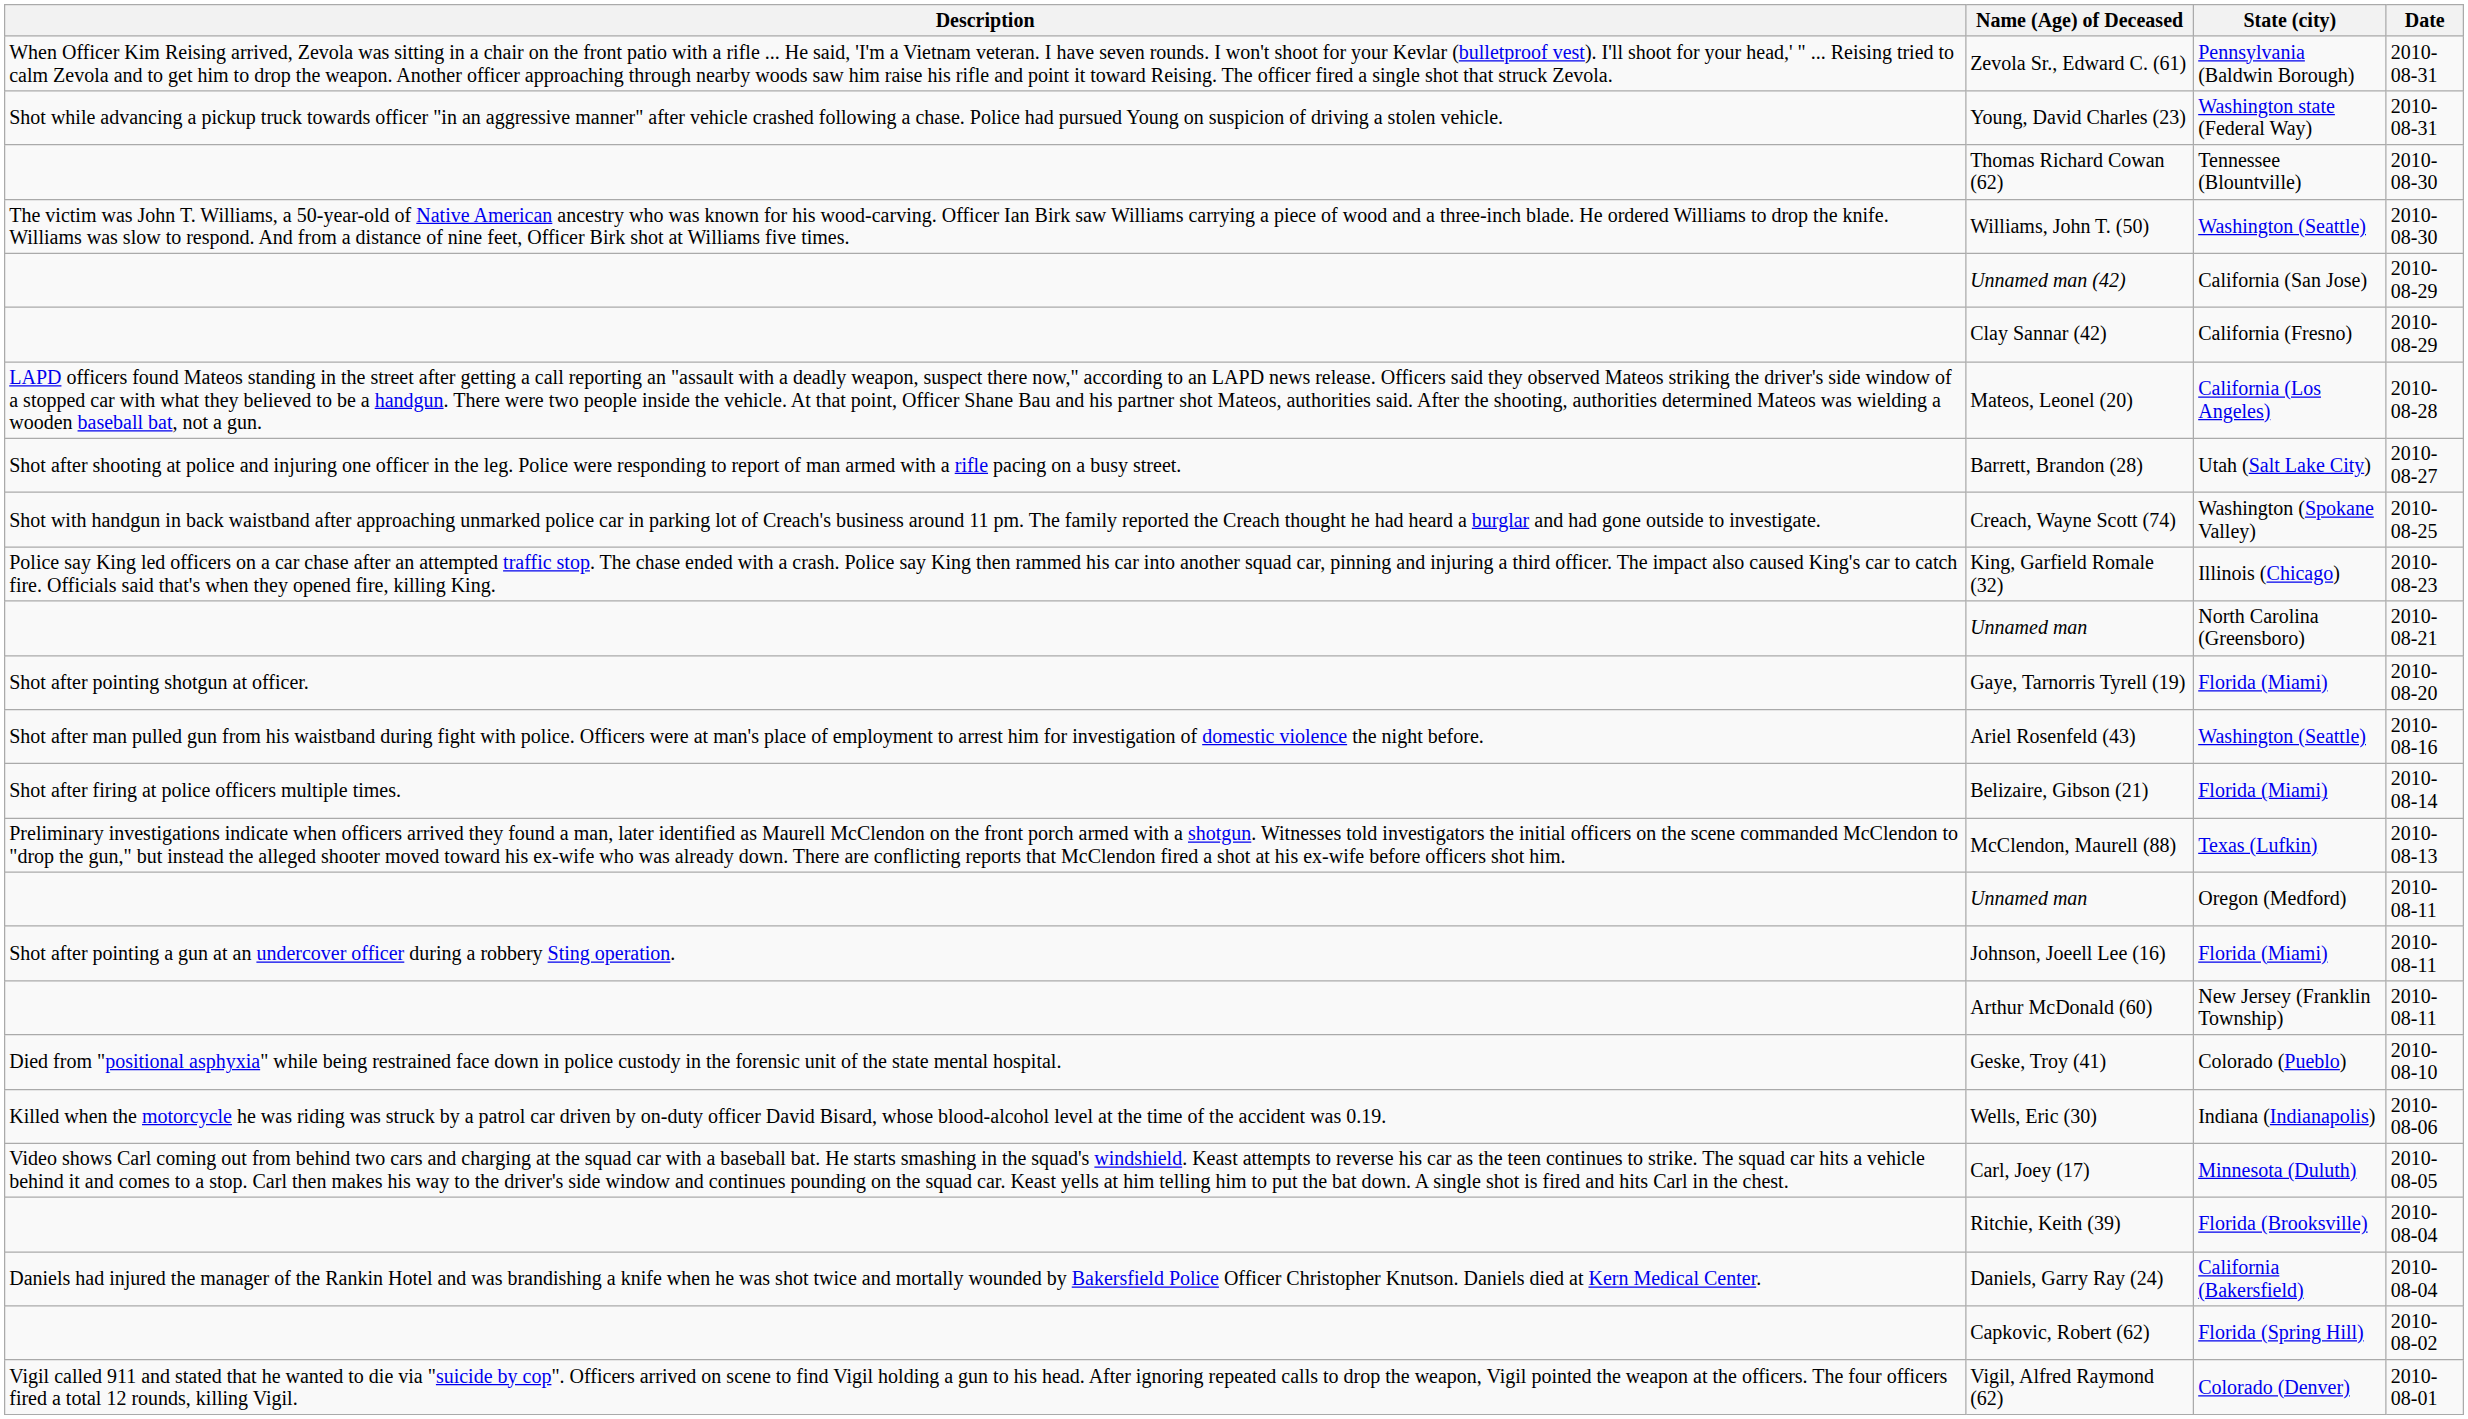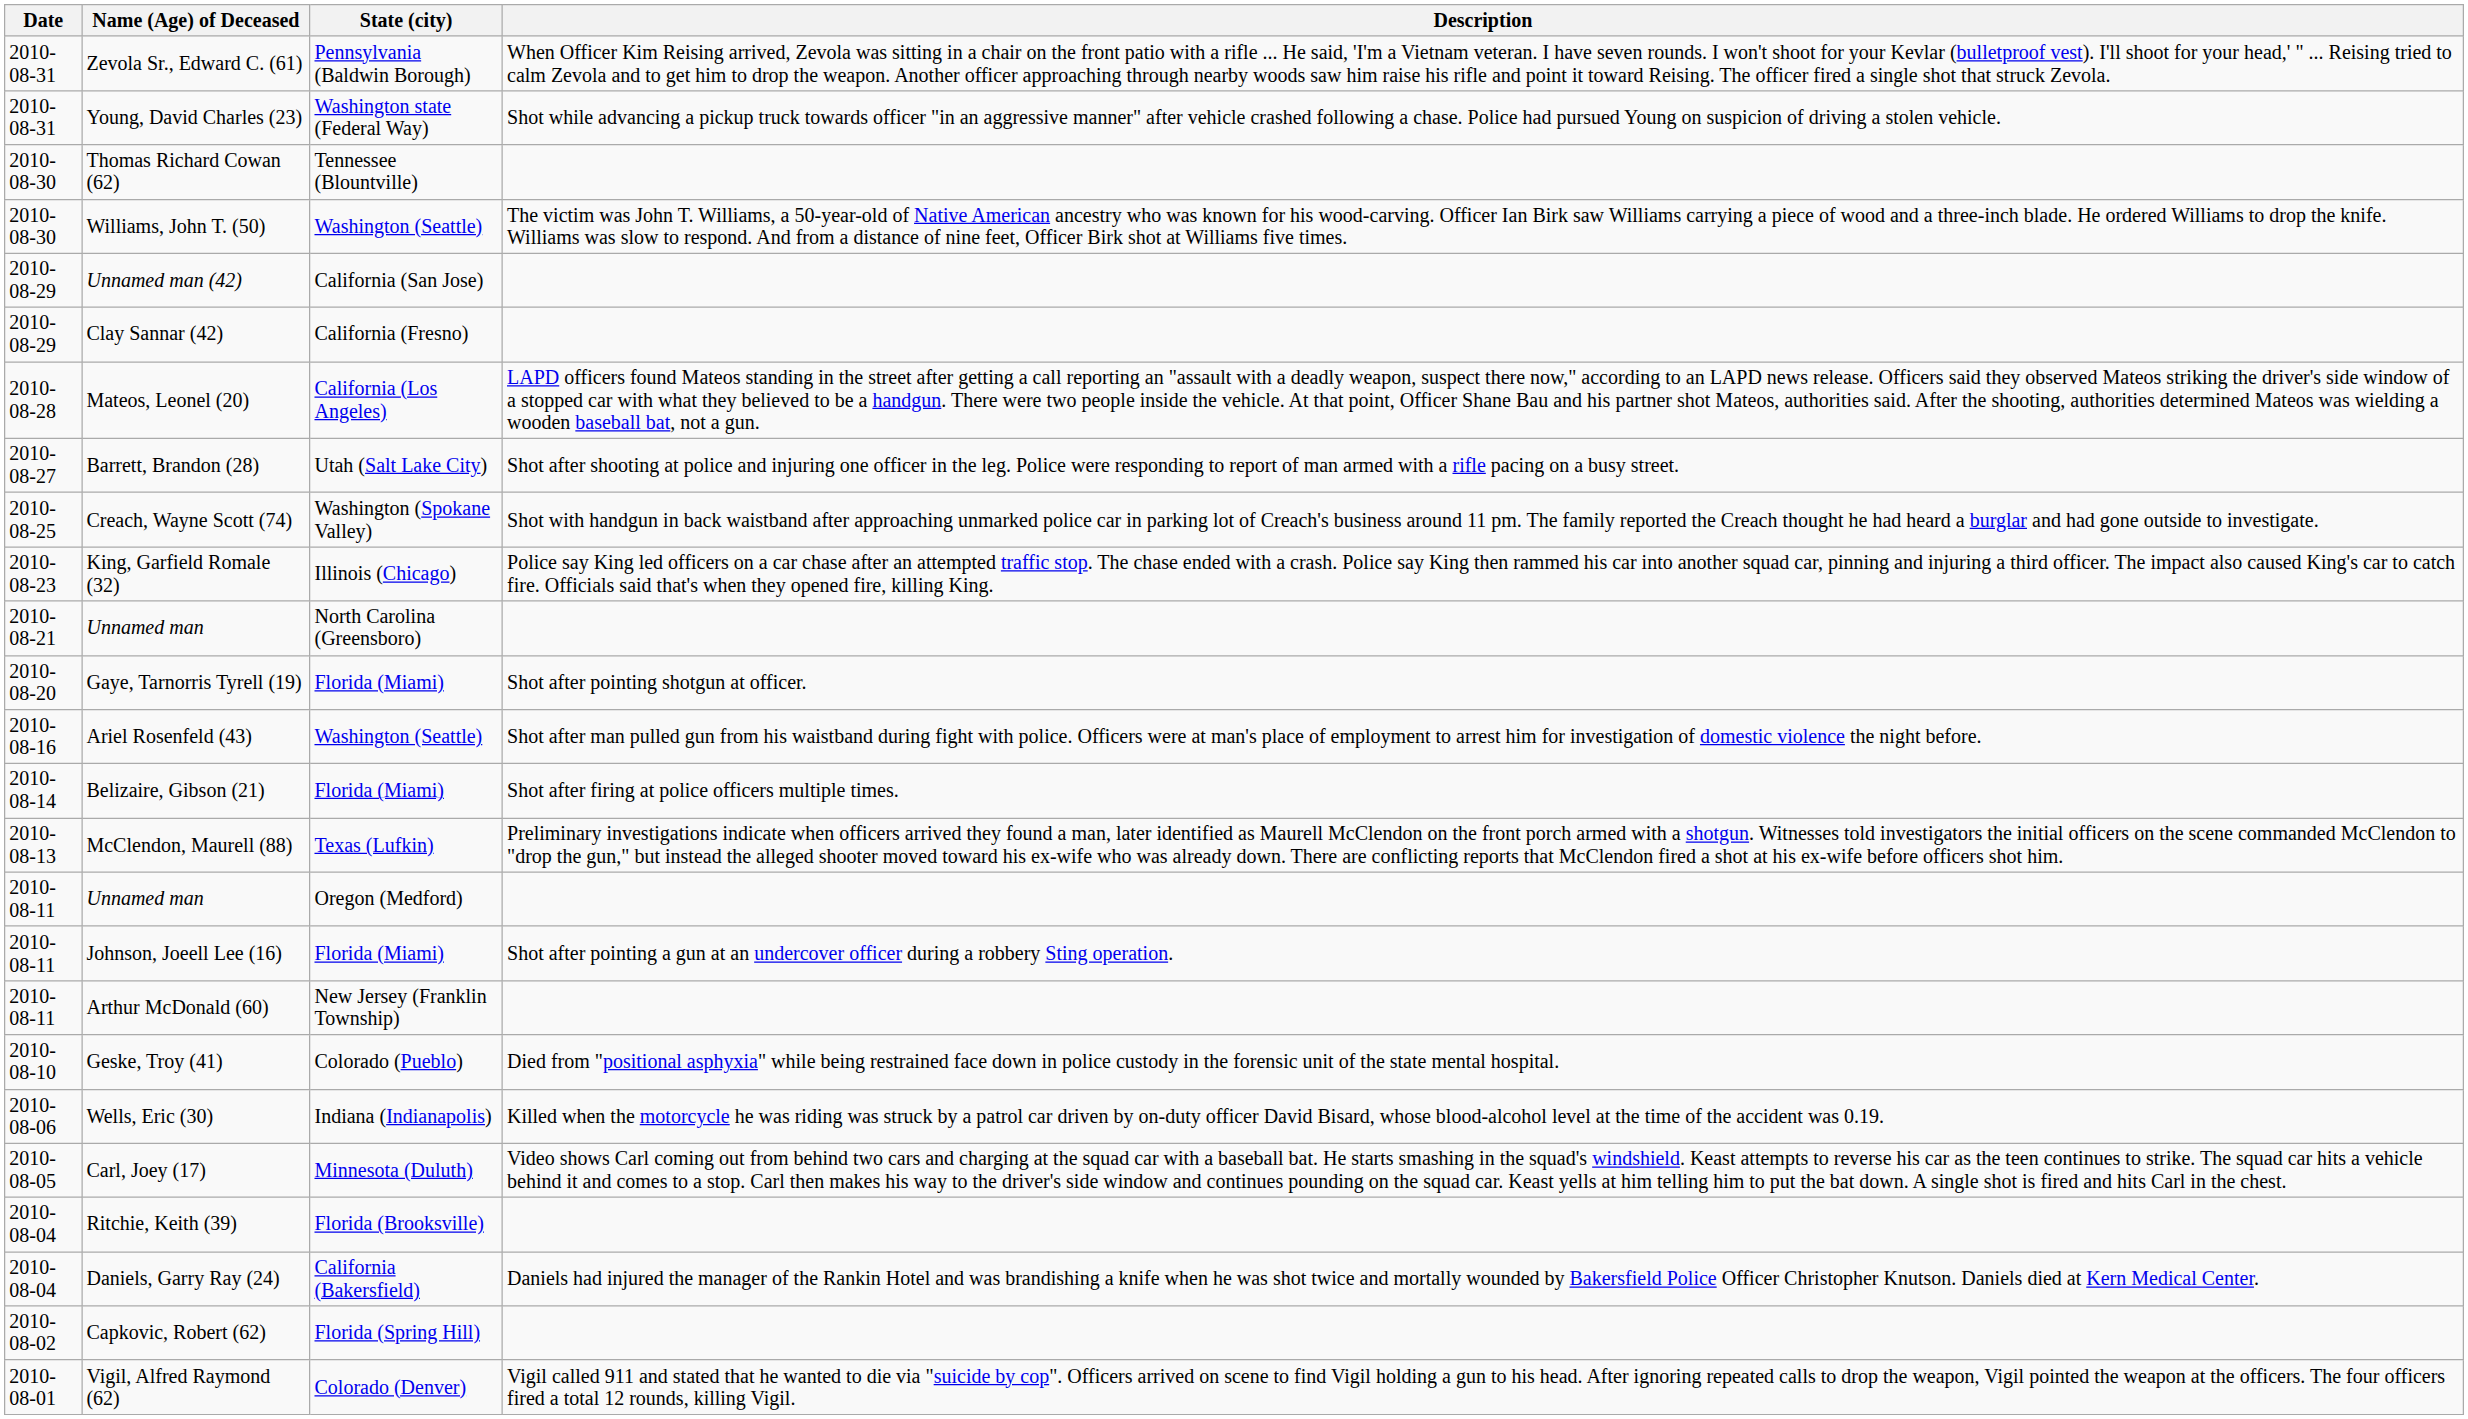columns swapped: (2425, 20) <-> (985, 20)
